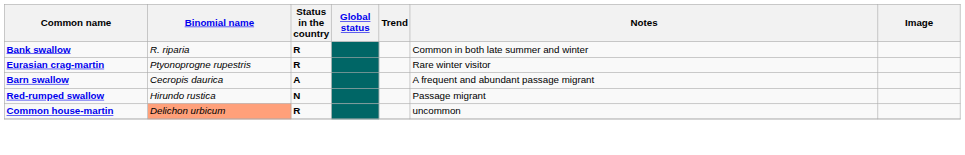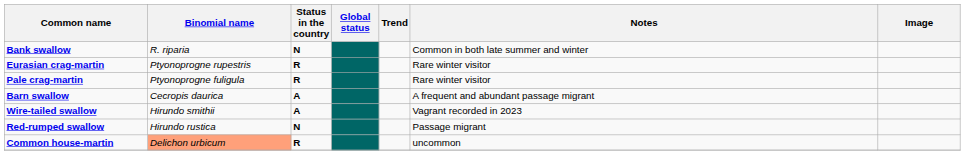(297, 49) R -> (297, 49) N
+ row: (45, 80)
+ row: (52, 111)
